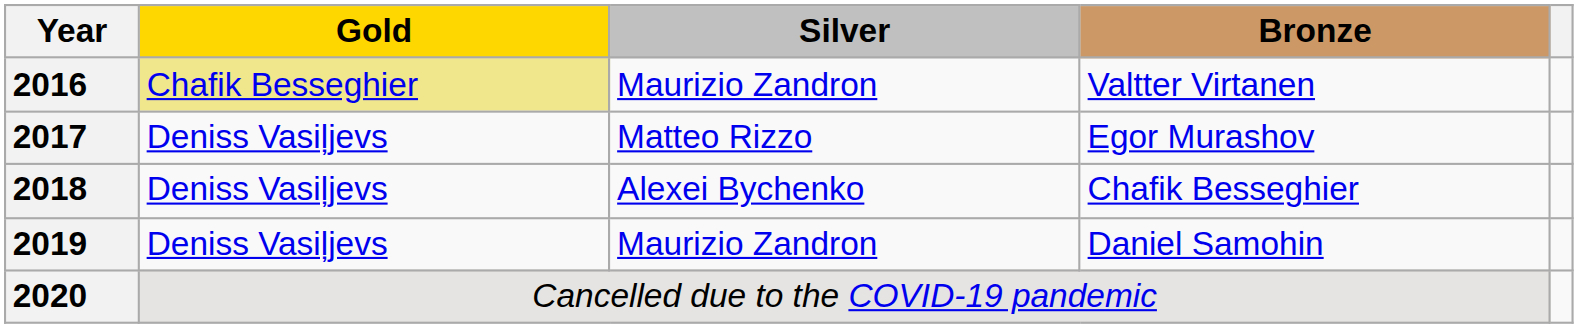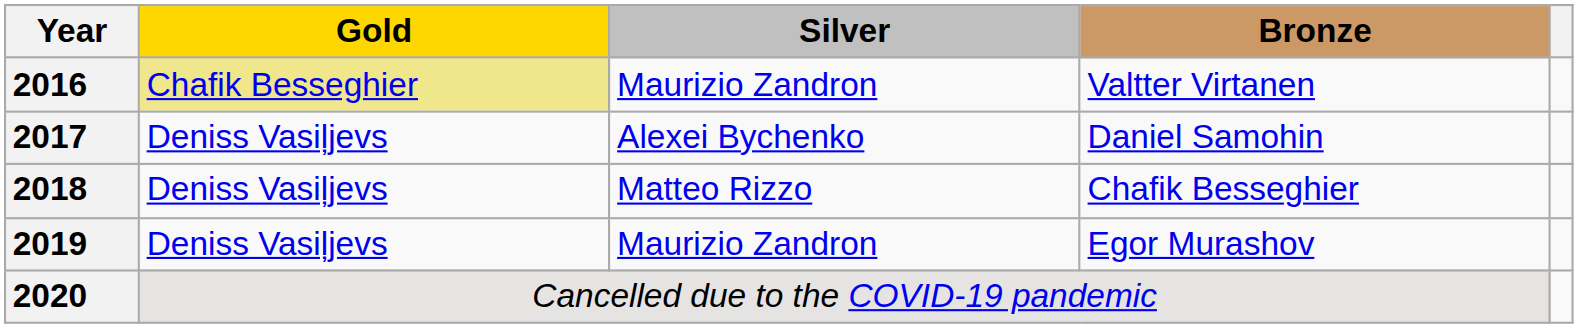(715, 137) Matteo Rizzo -> (741, 137) Alexei Bychenko
(1201, 137) Egor Murashov -> (1206, 137) Daniel Samohin
(741, 190) Alexei Bychenko -> (715, 190) Matteo Rizzo
(1206, 243) Daniel Samohin -> (1201, 243) Egor Murashov
